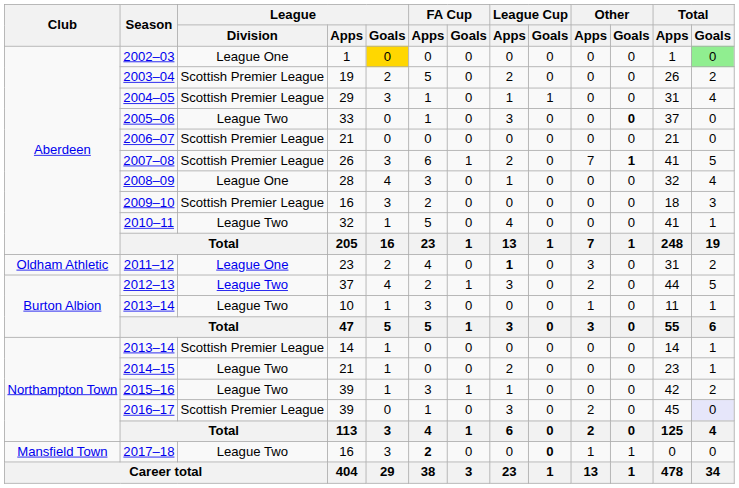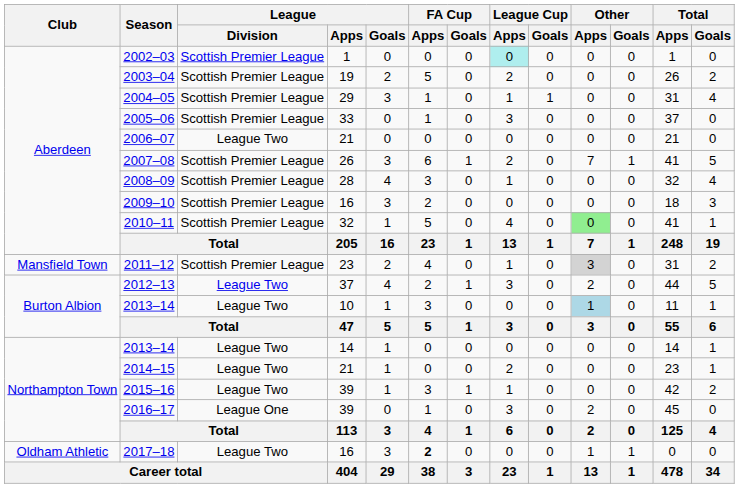(252, 56) League One -> (252, 56) Scottish Premier League
(387, 56) gold background -> (387, 56) no background
(509, 56) no background -> (509, 56) paleturquoise background
(713, 56) lightgreen background -> (713, 56) no background
(252, 118) League Two -> (252, 118) Scottish Premier League
(631, 118) bold -> (631, 118) normal
(252, 139) Scottish Premier League -> (252, 139) League Two
(631, 160) bold -> (631, 160) normal
(252, 181) League One -> (252, 181) Scottish Premier League
(252, 222) League Two -> (252, 222) Scottish Premier League
(591, 222) no background -> (591, 222) lightgreen background
(62, 264) Oldham Athletic -> (62, 264) Mansfield Town
(252, 264) League One -> (252, 264) Scottish Premier League
(509, 264) bold -> (509, 264) normal
(591, 264) no background -> (591, 264) lightgrey background
(591, 306) no background -> (591, 306) lightblue background
(252, 347) Scottish Premier League -> (252, 347) League Two
(252, 410) Scottish Premier League -> (252, 410) League One
(713, 410) lavender background -> (713, 410) no background
(62, 451) Mansfield Town -> (62, 451) Oldham Athletic
(550, 451) bold -> (550, 451) normal
